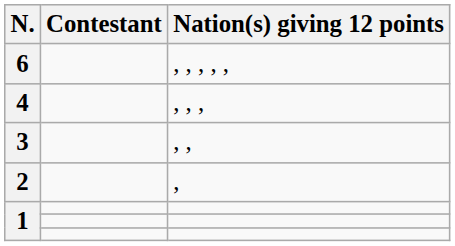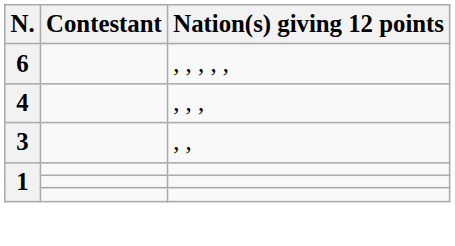- row: (23, 181)
